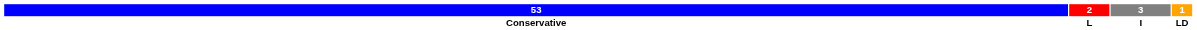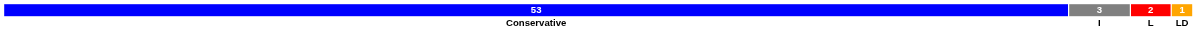columns swapped: (1141, 10) <-> (1089, 10)
